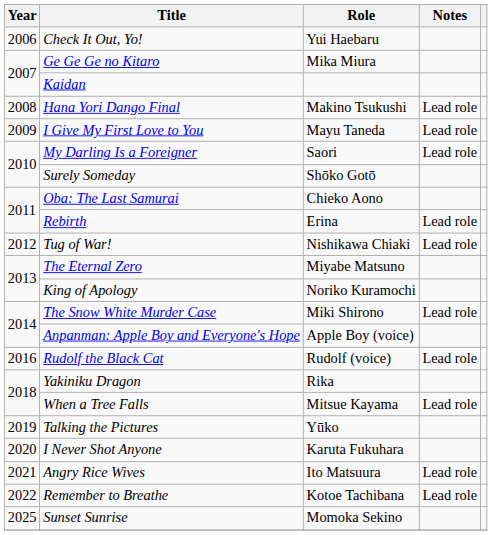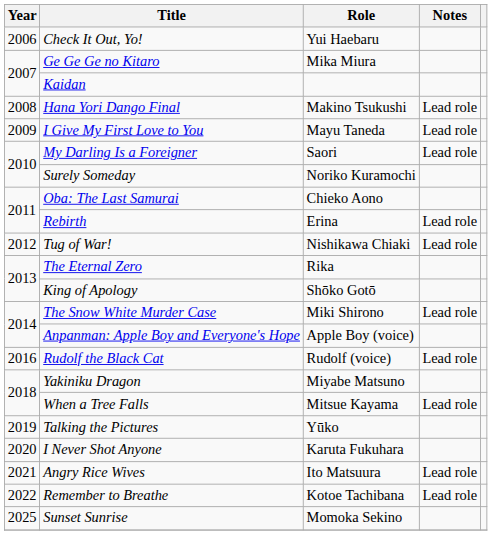(341, 175) Shōko Gotō -> (361, 175) Noriko Kuramochi
(356, 267) Miyabe Matsuno -> (320, 267) Rika
(361, 289) Noriko Kuramochi -> (341, 289) Shōko Gotō
(320, 381) Rika -> (356, 381) Miyabe Matsuno
